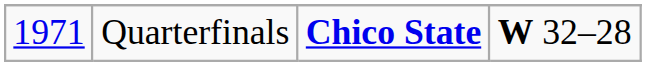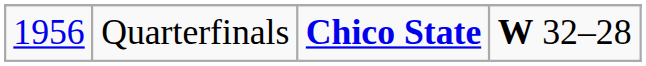(49, 32) 1971 -> (49, 32) 1956
